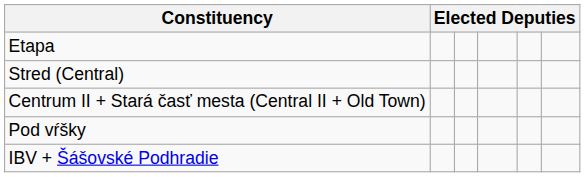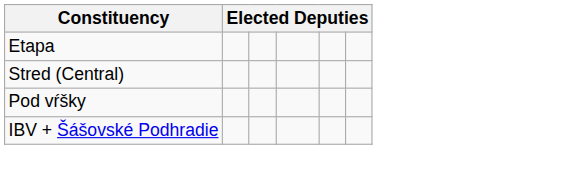- row: (217, 102)
